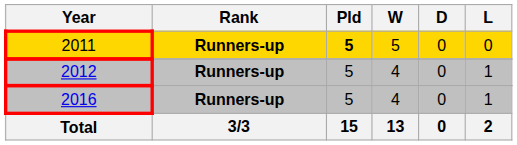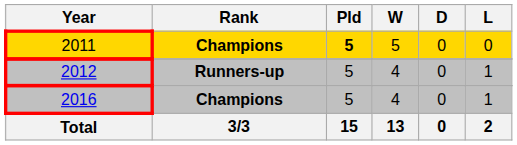(239, 45) Runners-up -> (239, 45) Champions
(239, 100) Runners-up -> (239, 100) Champions
